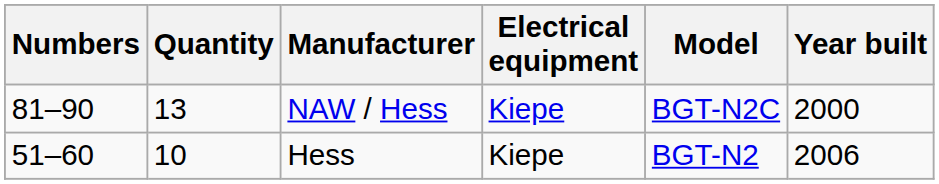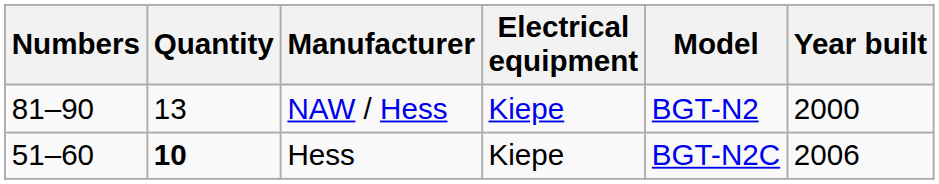(716, 108) BGT-N2C -> (705, 108) BGT-N2
(170, 155) normal -> (170, 155) bold
(705, 155) BGT-N2 -> (716, 155) BGT-N2C
